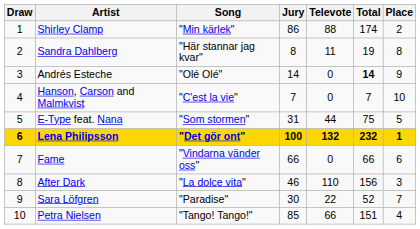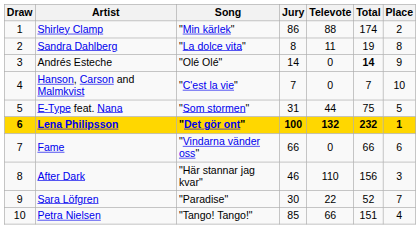(217, 52) "Här stannar jag kvar" -> (212, 46) "La dolce vita"
(212, 182) "La dolce vita" -> (217, 176) "Här stannar jag kvar"
